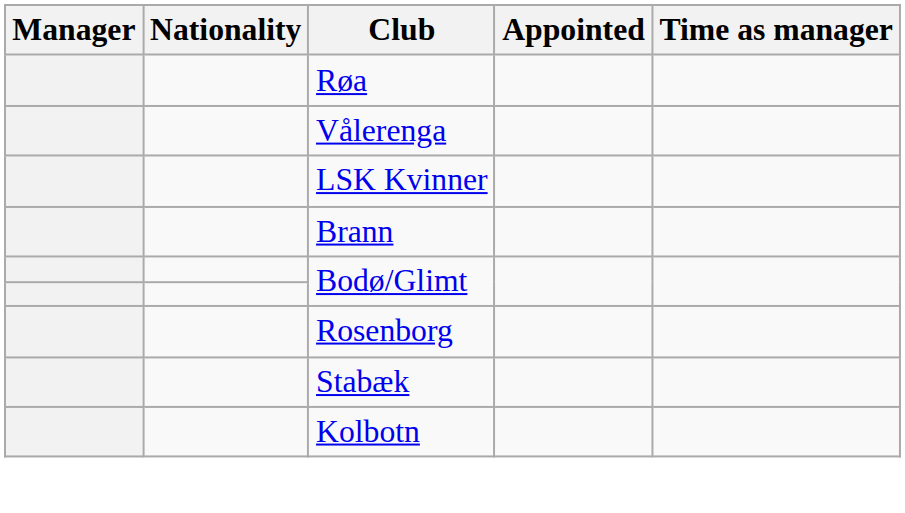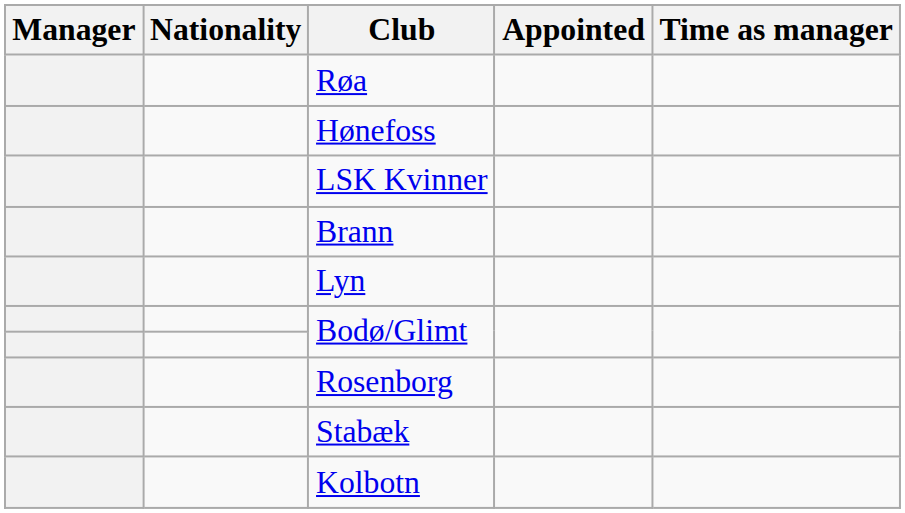+ row: (74, 131)
- row: (74, 131)
+ row: (74, 281)
